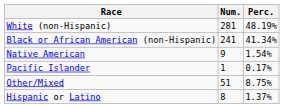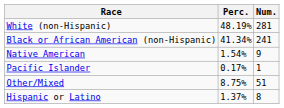columns swapped: (231, 11) <-> (261, 11)
